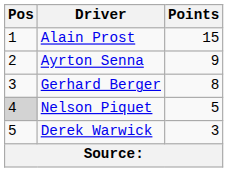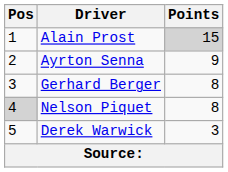(211, 40) no background -> (211, 40) lightgrey background
(215, 109) 5 -> (215, 109) 8
